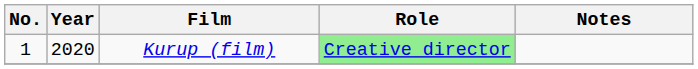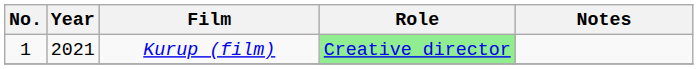(73, 50) 2020 -> (73, 50) 2021
